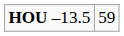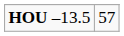(107, 18) 59 -> (107, 18) 57
